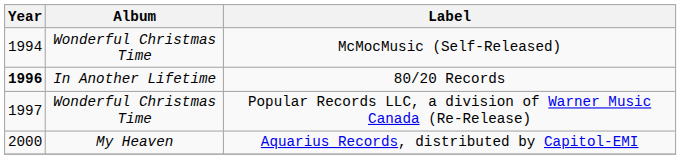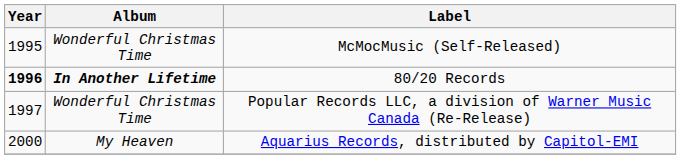(25, 48) 1994 -> (25, 48) 1995
(135, 79) normal -> (135, 79) bold
